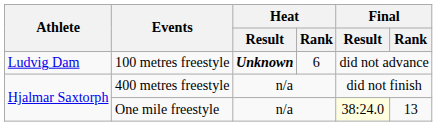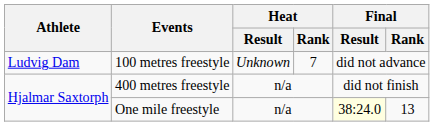(265, 63) bold -> (263, 63) normal
(316, 63) 6 -> (313, 63) 7
